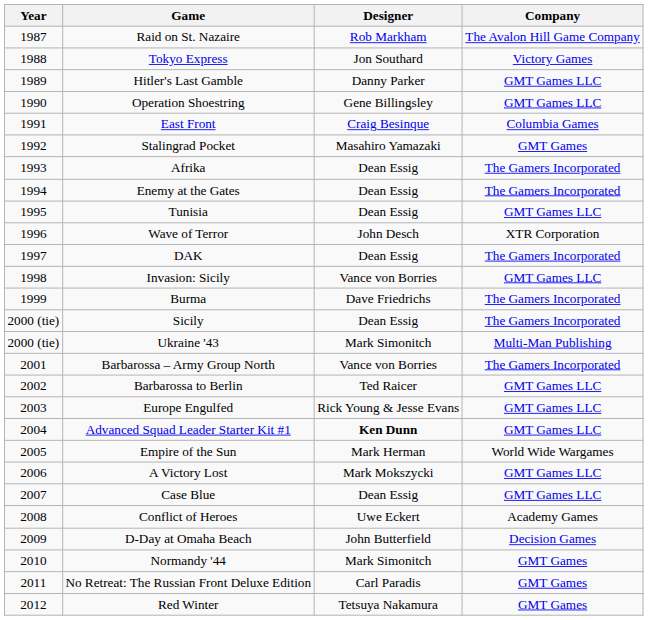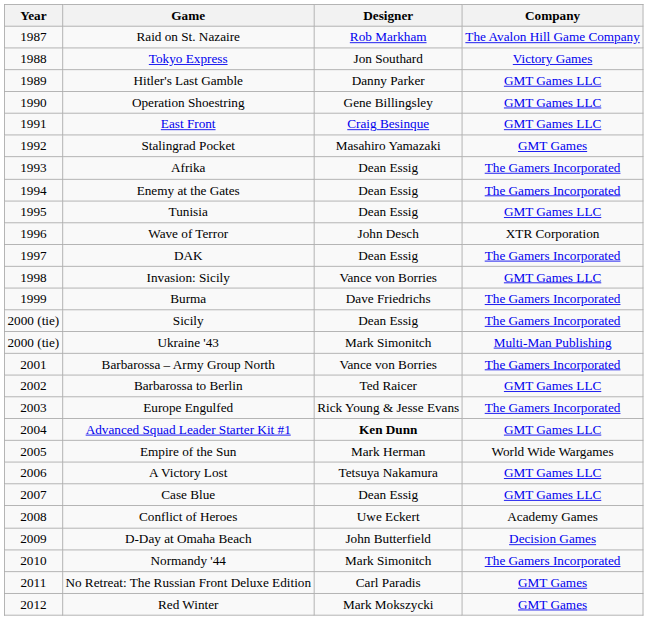(553, 124) Columbia Games -> (553, 124) GMT Games LLC
(553, 408) GMT Games LLC -> (553, 408) The Gamers Incorporated
(388, 473) Mark Mokszycki -> (388, 473) Tetsuya Nakamura
(553, 560) GMT Games -> (553, 560) The Gamers Incorporated
(388, 604) Tetsuya Nakamura -> (388, 604) Mark Mokszycki
